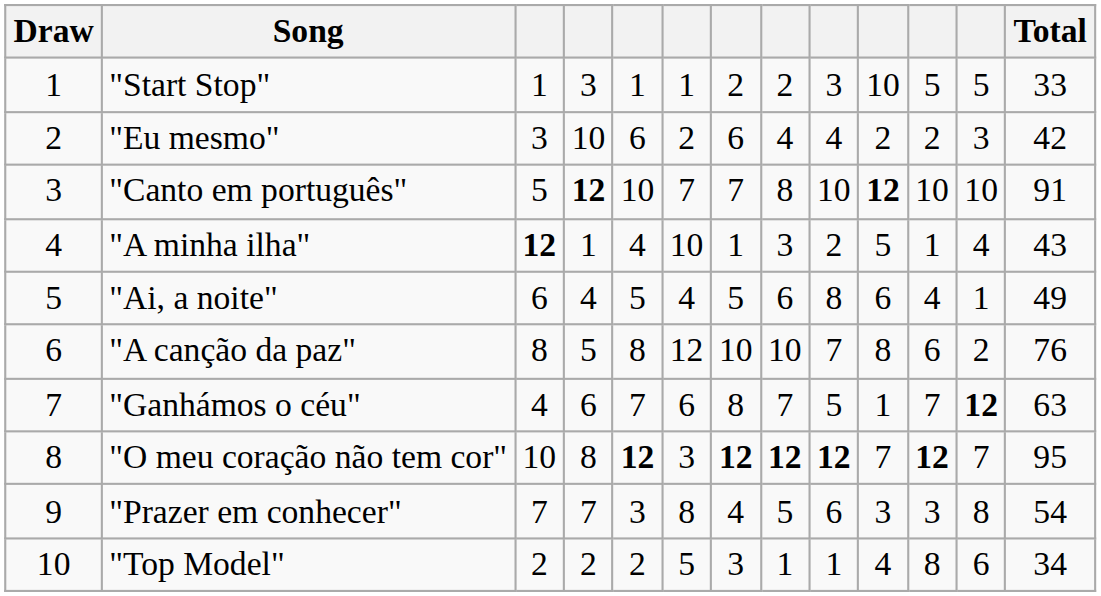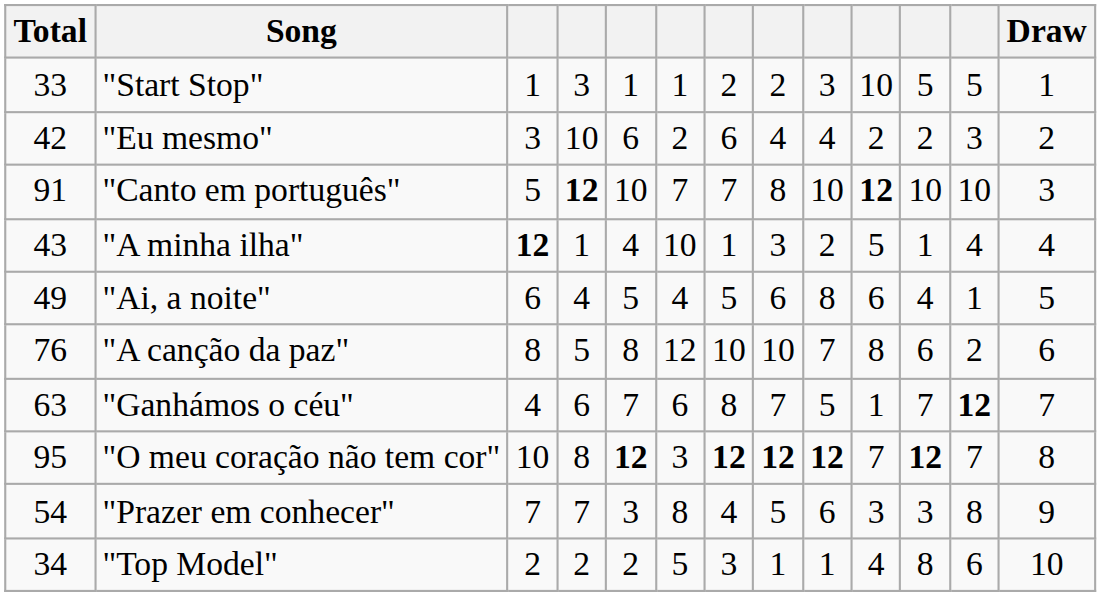columns swapped: (54, 31) <-> (1050, 31)
